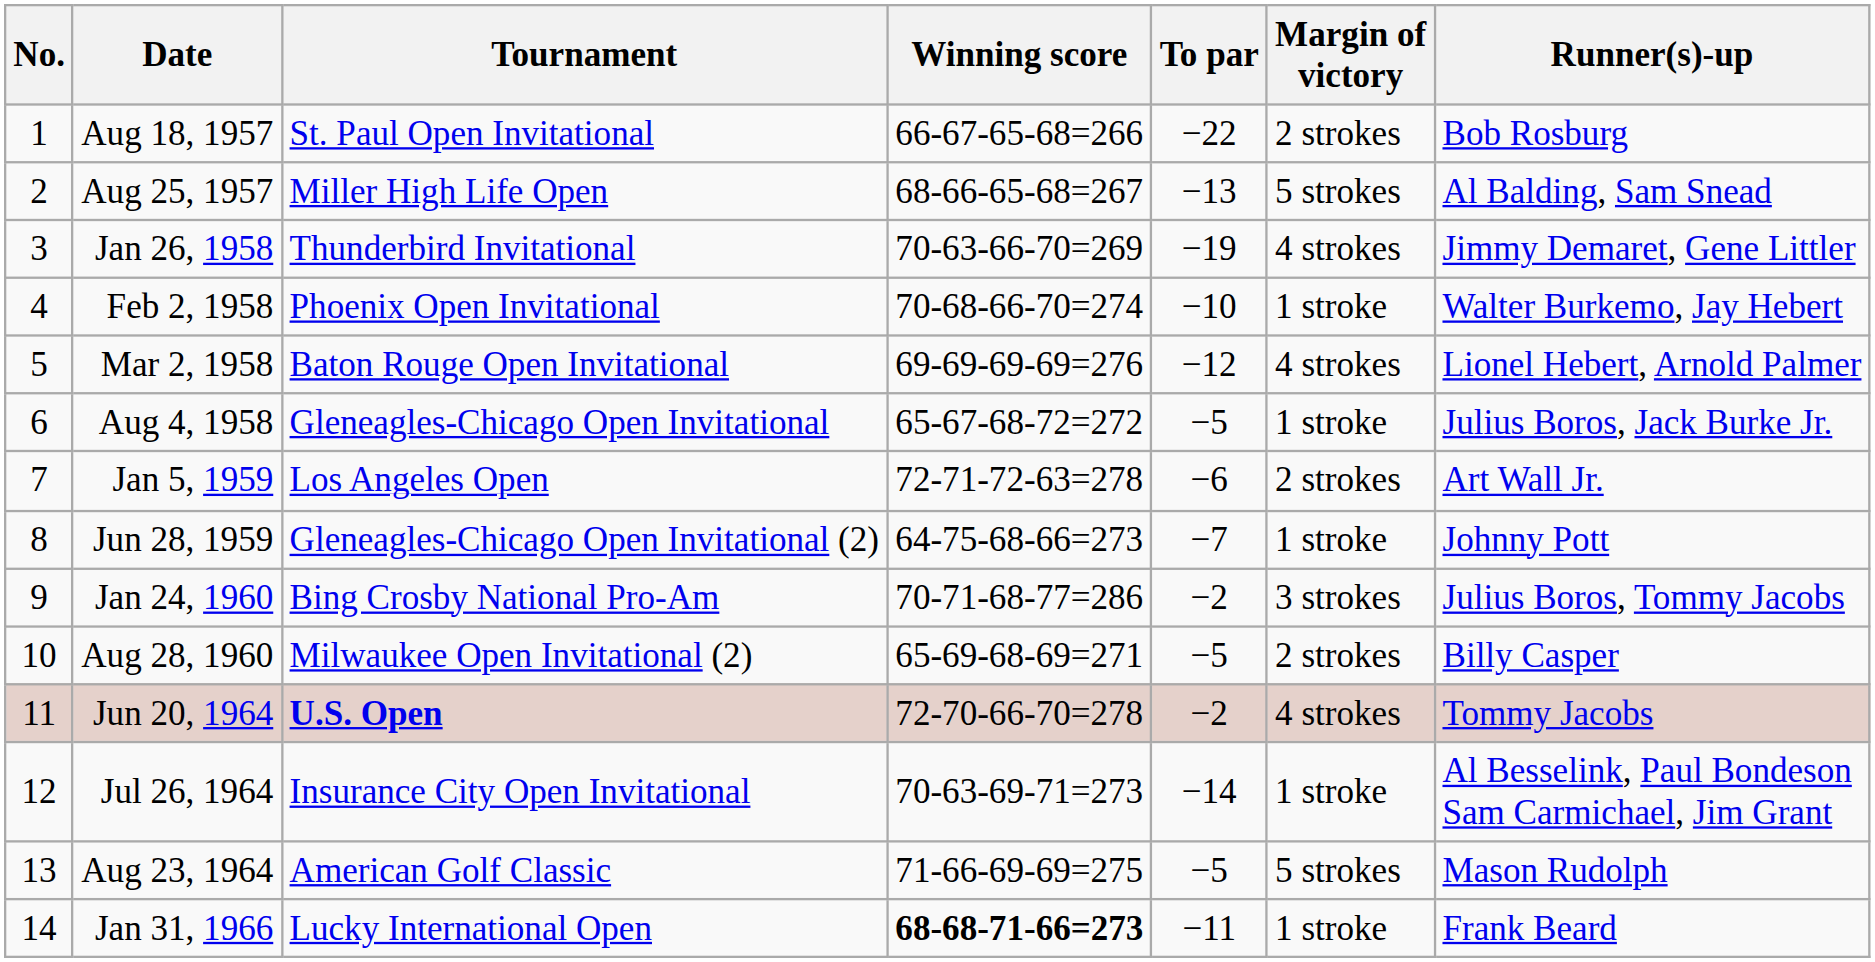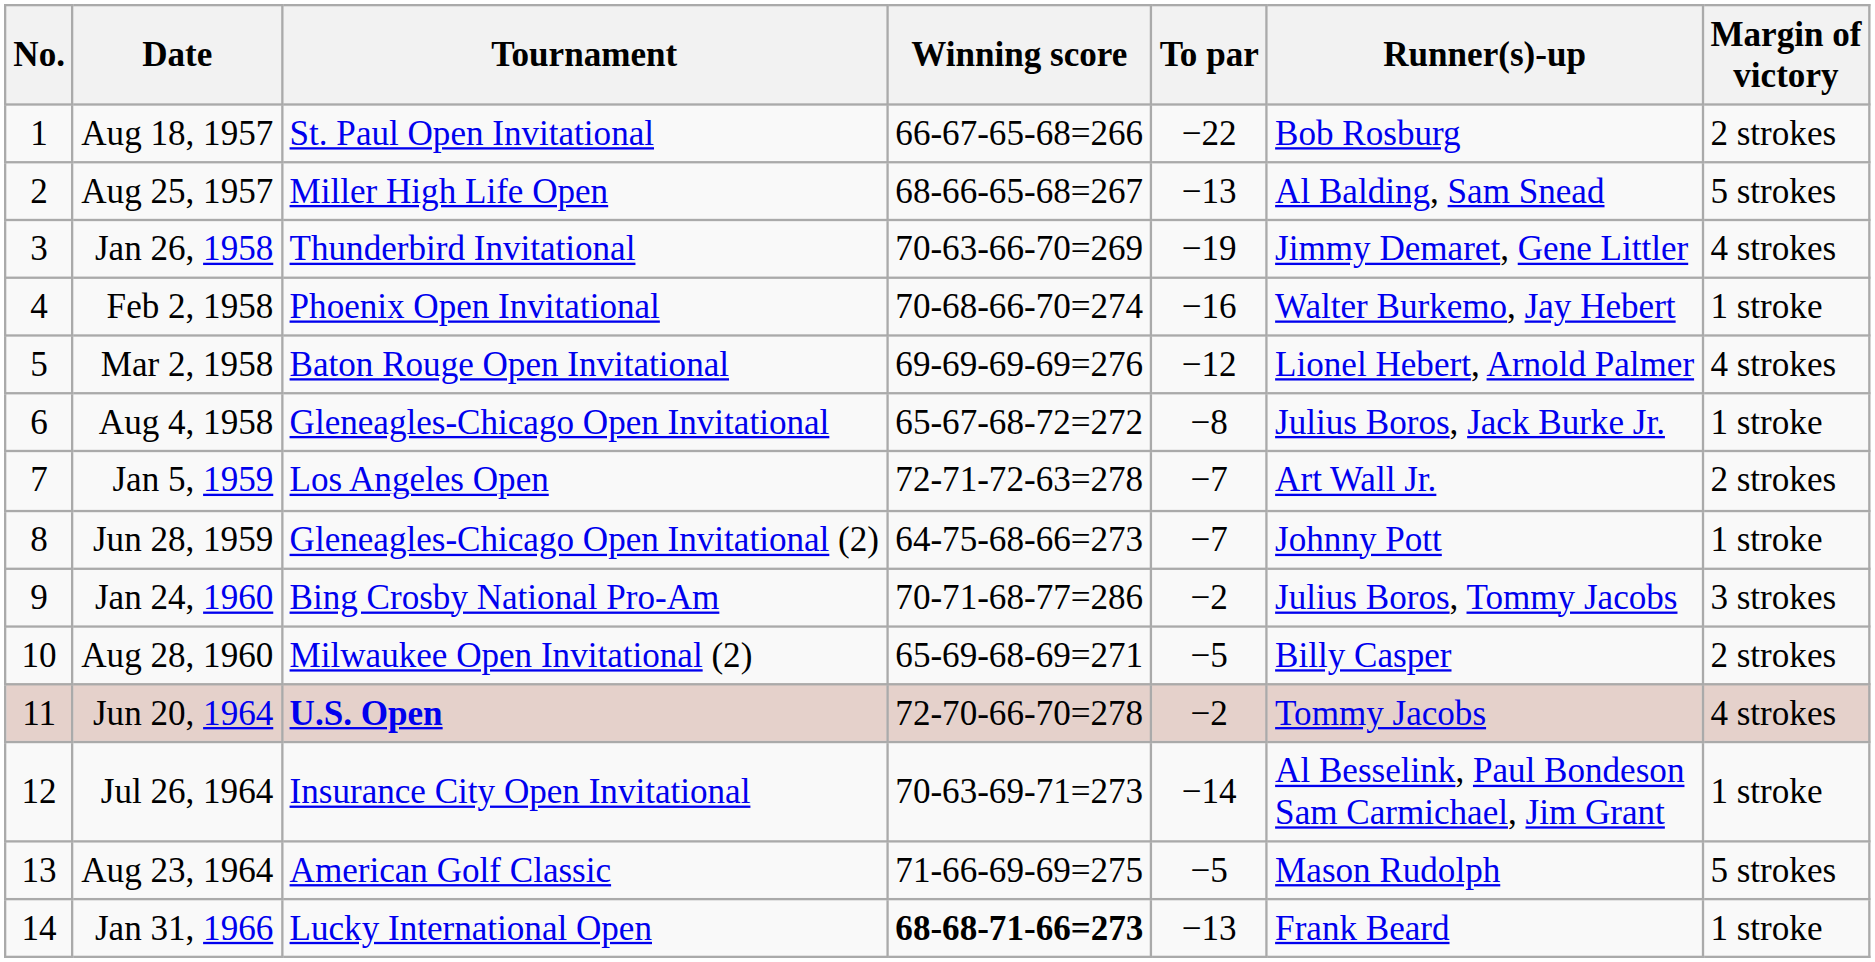columns swapped: (1351, 54) <-> (1652, 54)
(1209, 306) −10 -> (1209, 306) −16
(1209, 422) −5 -> (1209, 422) −8
(1209, 480) −6 -> (1209, 480) −7
(1209, 927) −11 -> (1209, 927) −13
